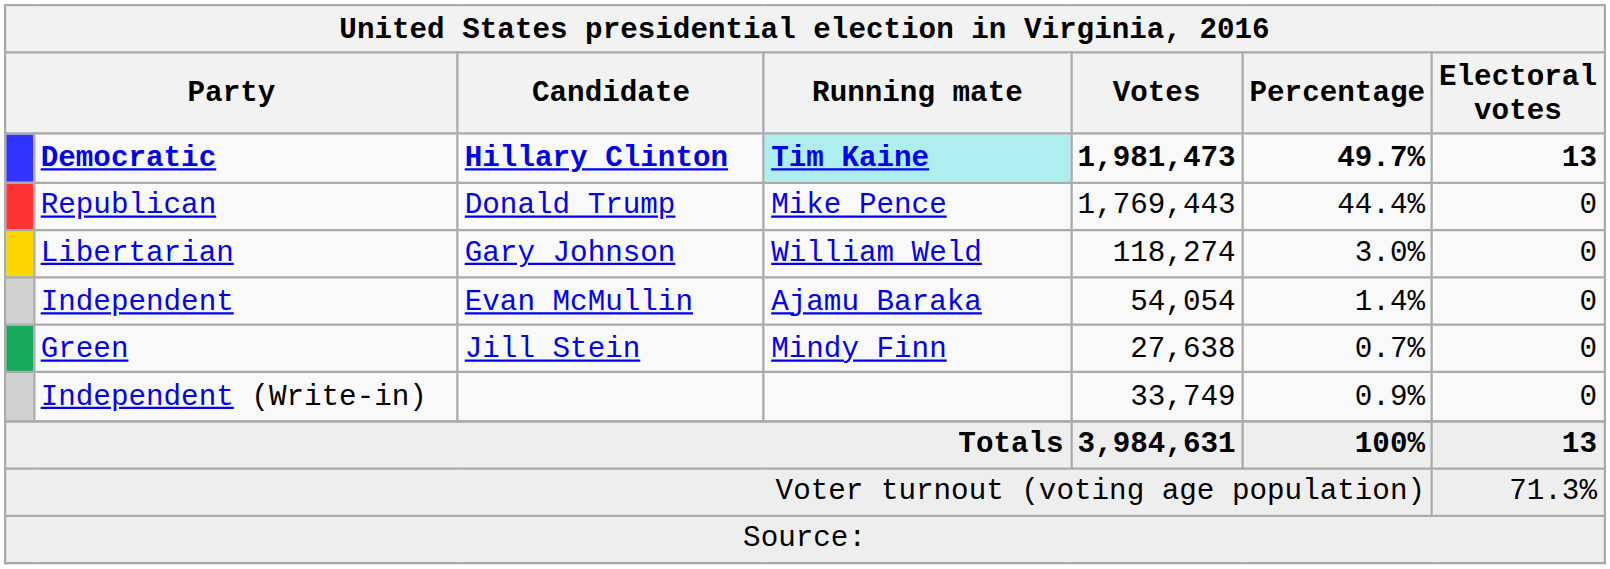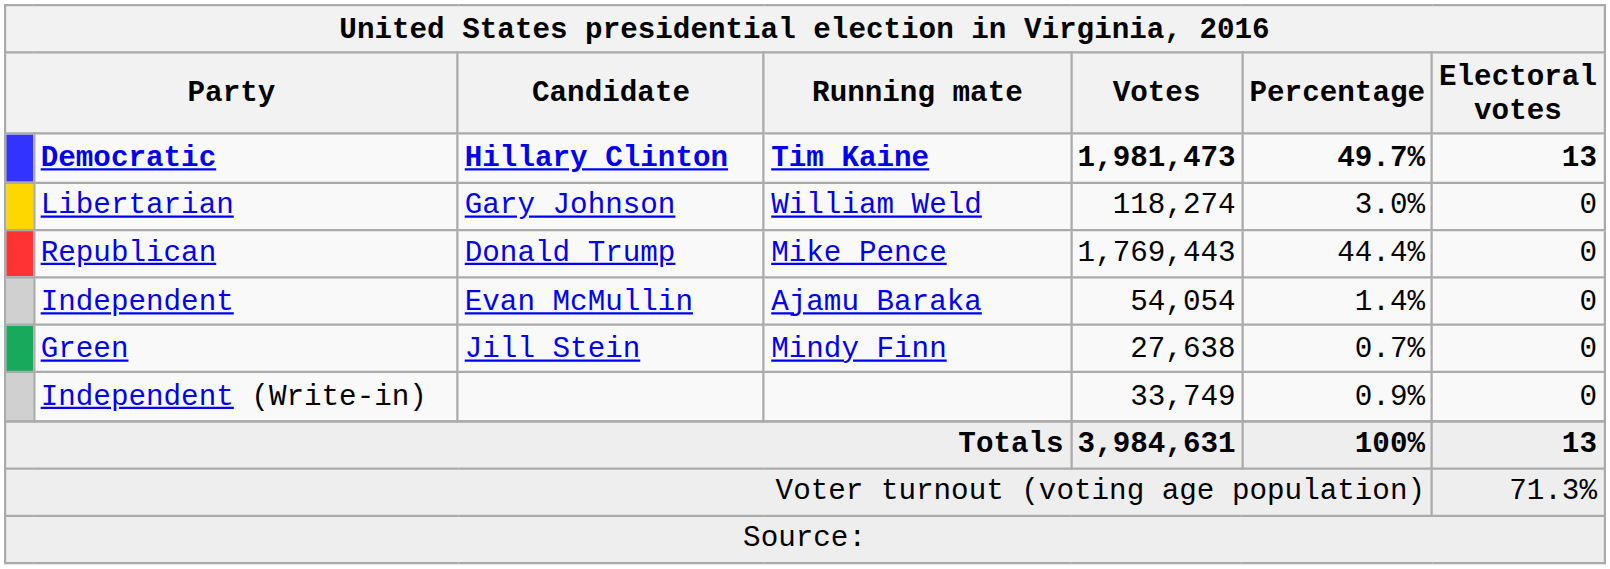(850, 158) paleturquoise background -> (850, 158) no background
rows swapped: (128, 206) <-> (137, 253)
